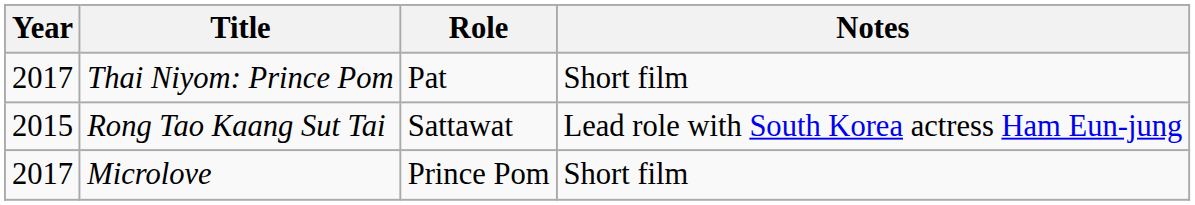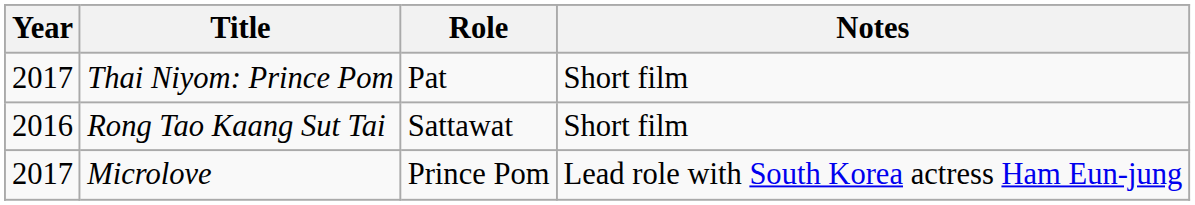(43, 125) 2015 -> (43, 125) 2016
(873, 125) Lead role with South Korea actress Ham Eun-jung -> (626, 125) Short film
(626, 174) Short film -> (873, 174) Lead role with South Korea actress Ham Eun-jung
